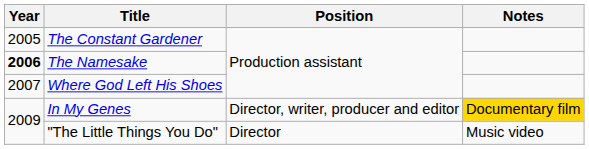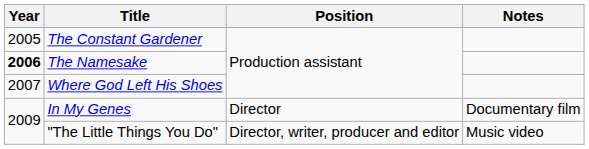(344, 109) Director, writer, producer and editor -> (255, 109) Director
(523, 109) gold background -> (523, 109) no background
(255, 132) Director -> (344, 132) Director, writer, producer and editor
